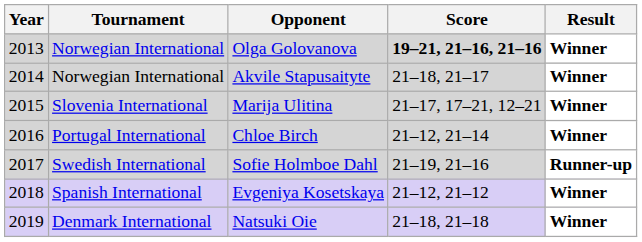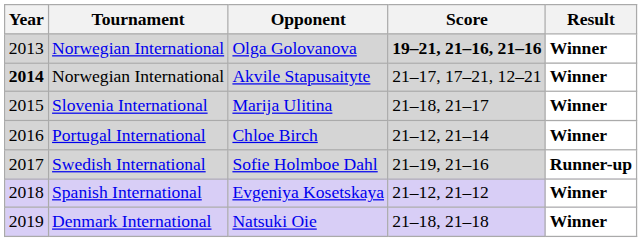(26, 77) normal -> (26, 77) bold
(441, 77) 21–18, 21–17 -> (467, 77) 21–17, 17–21, 12–21
(467, 106) 21–17, 17–21, 12–21 -> (441, 106) 21–18, 21–17
